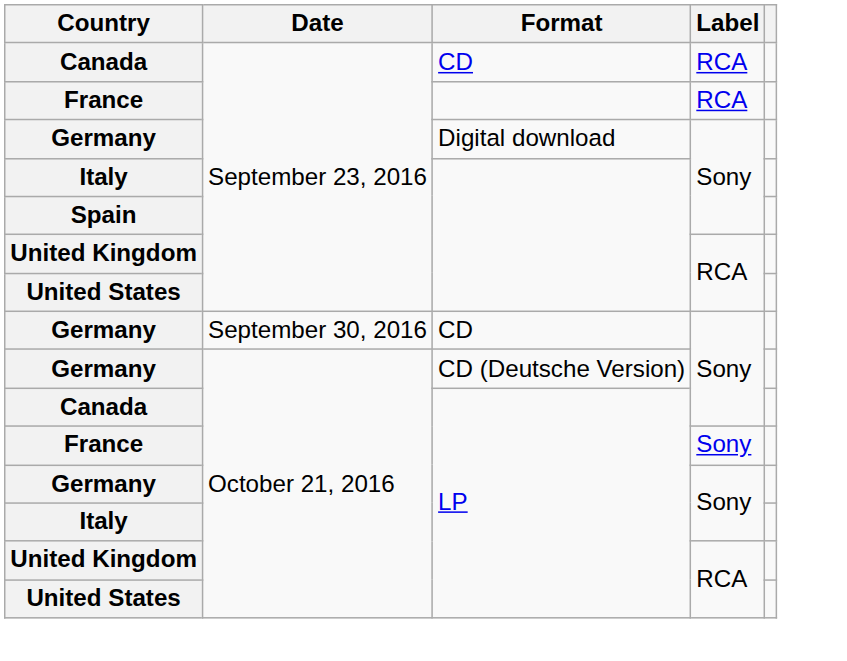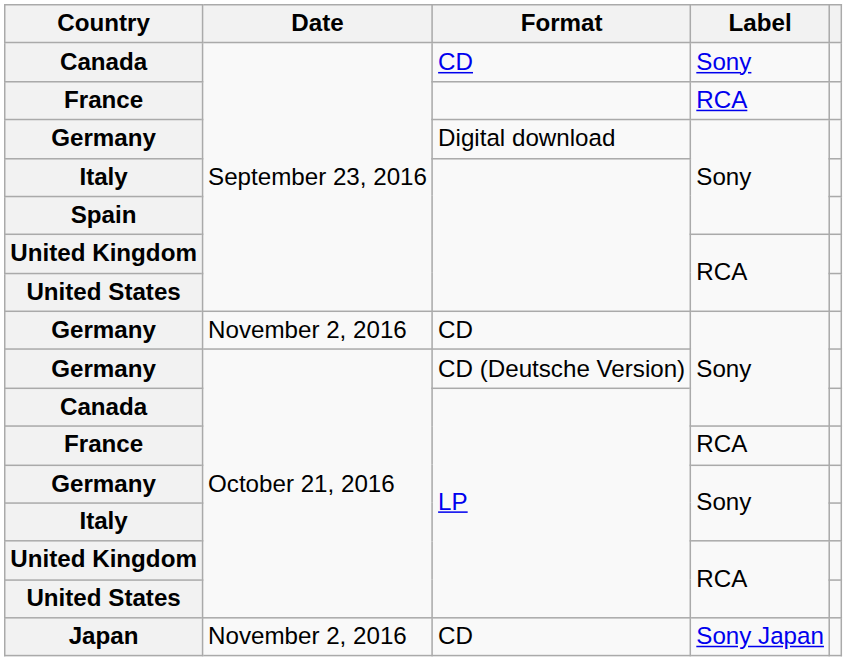(722, 61) RCA -> (724, 61) Sony
(317, 330) September 30, 2016 -> (307, 330) November 2, 2016
(724, 445) Sony -> (722, 445) RCA
+ row: (104, 636)
